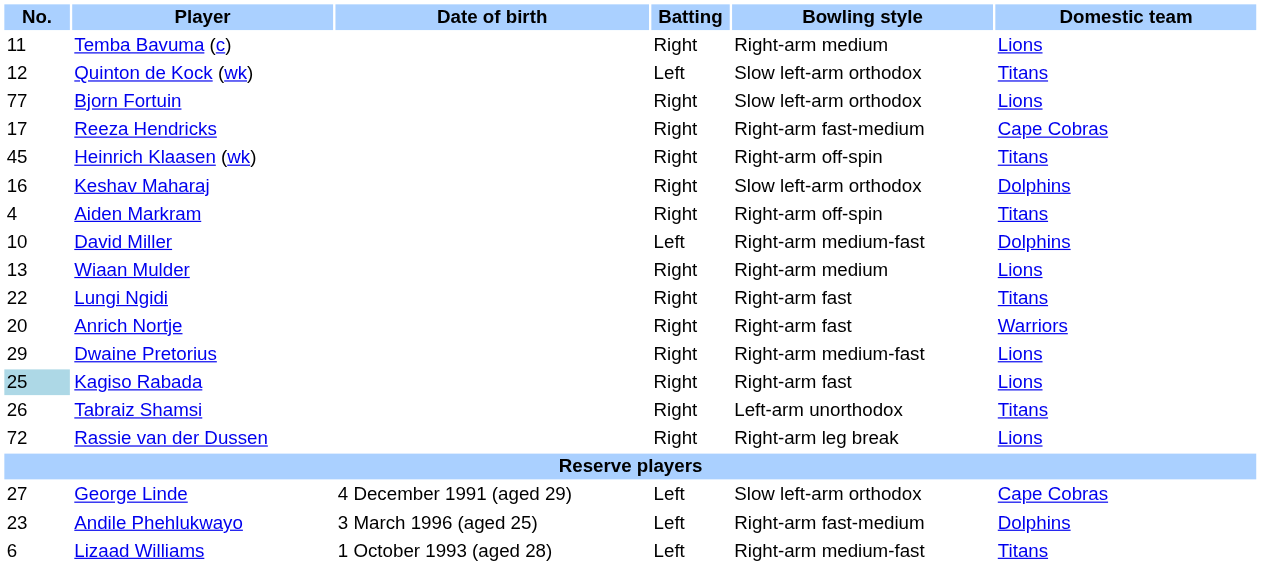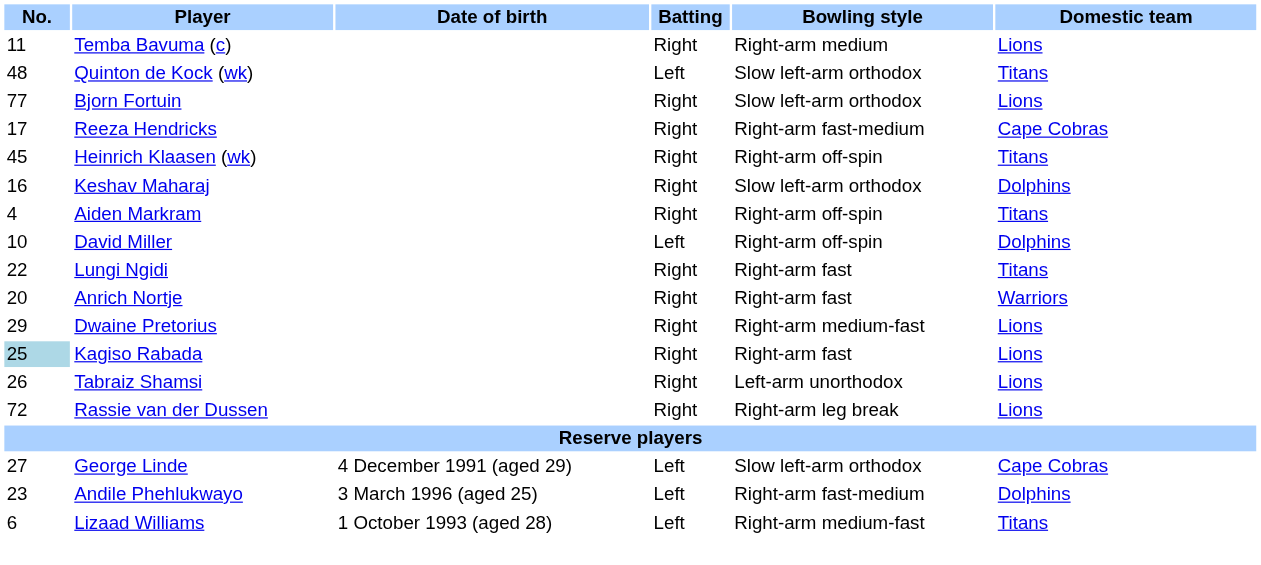(17, 73) 12 -> (17, 73) 48
(829, 241) Right-arm medium-fast -> (808, 241) Right-arm off-spin
- row: (132, 269)
(1023, 410) Titans -> (1020, 382) Lions
